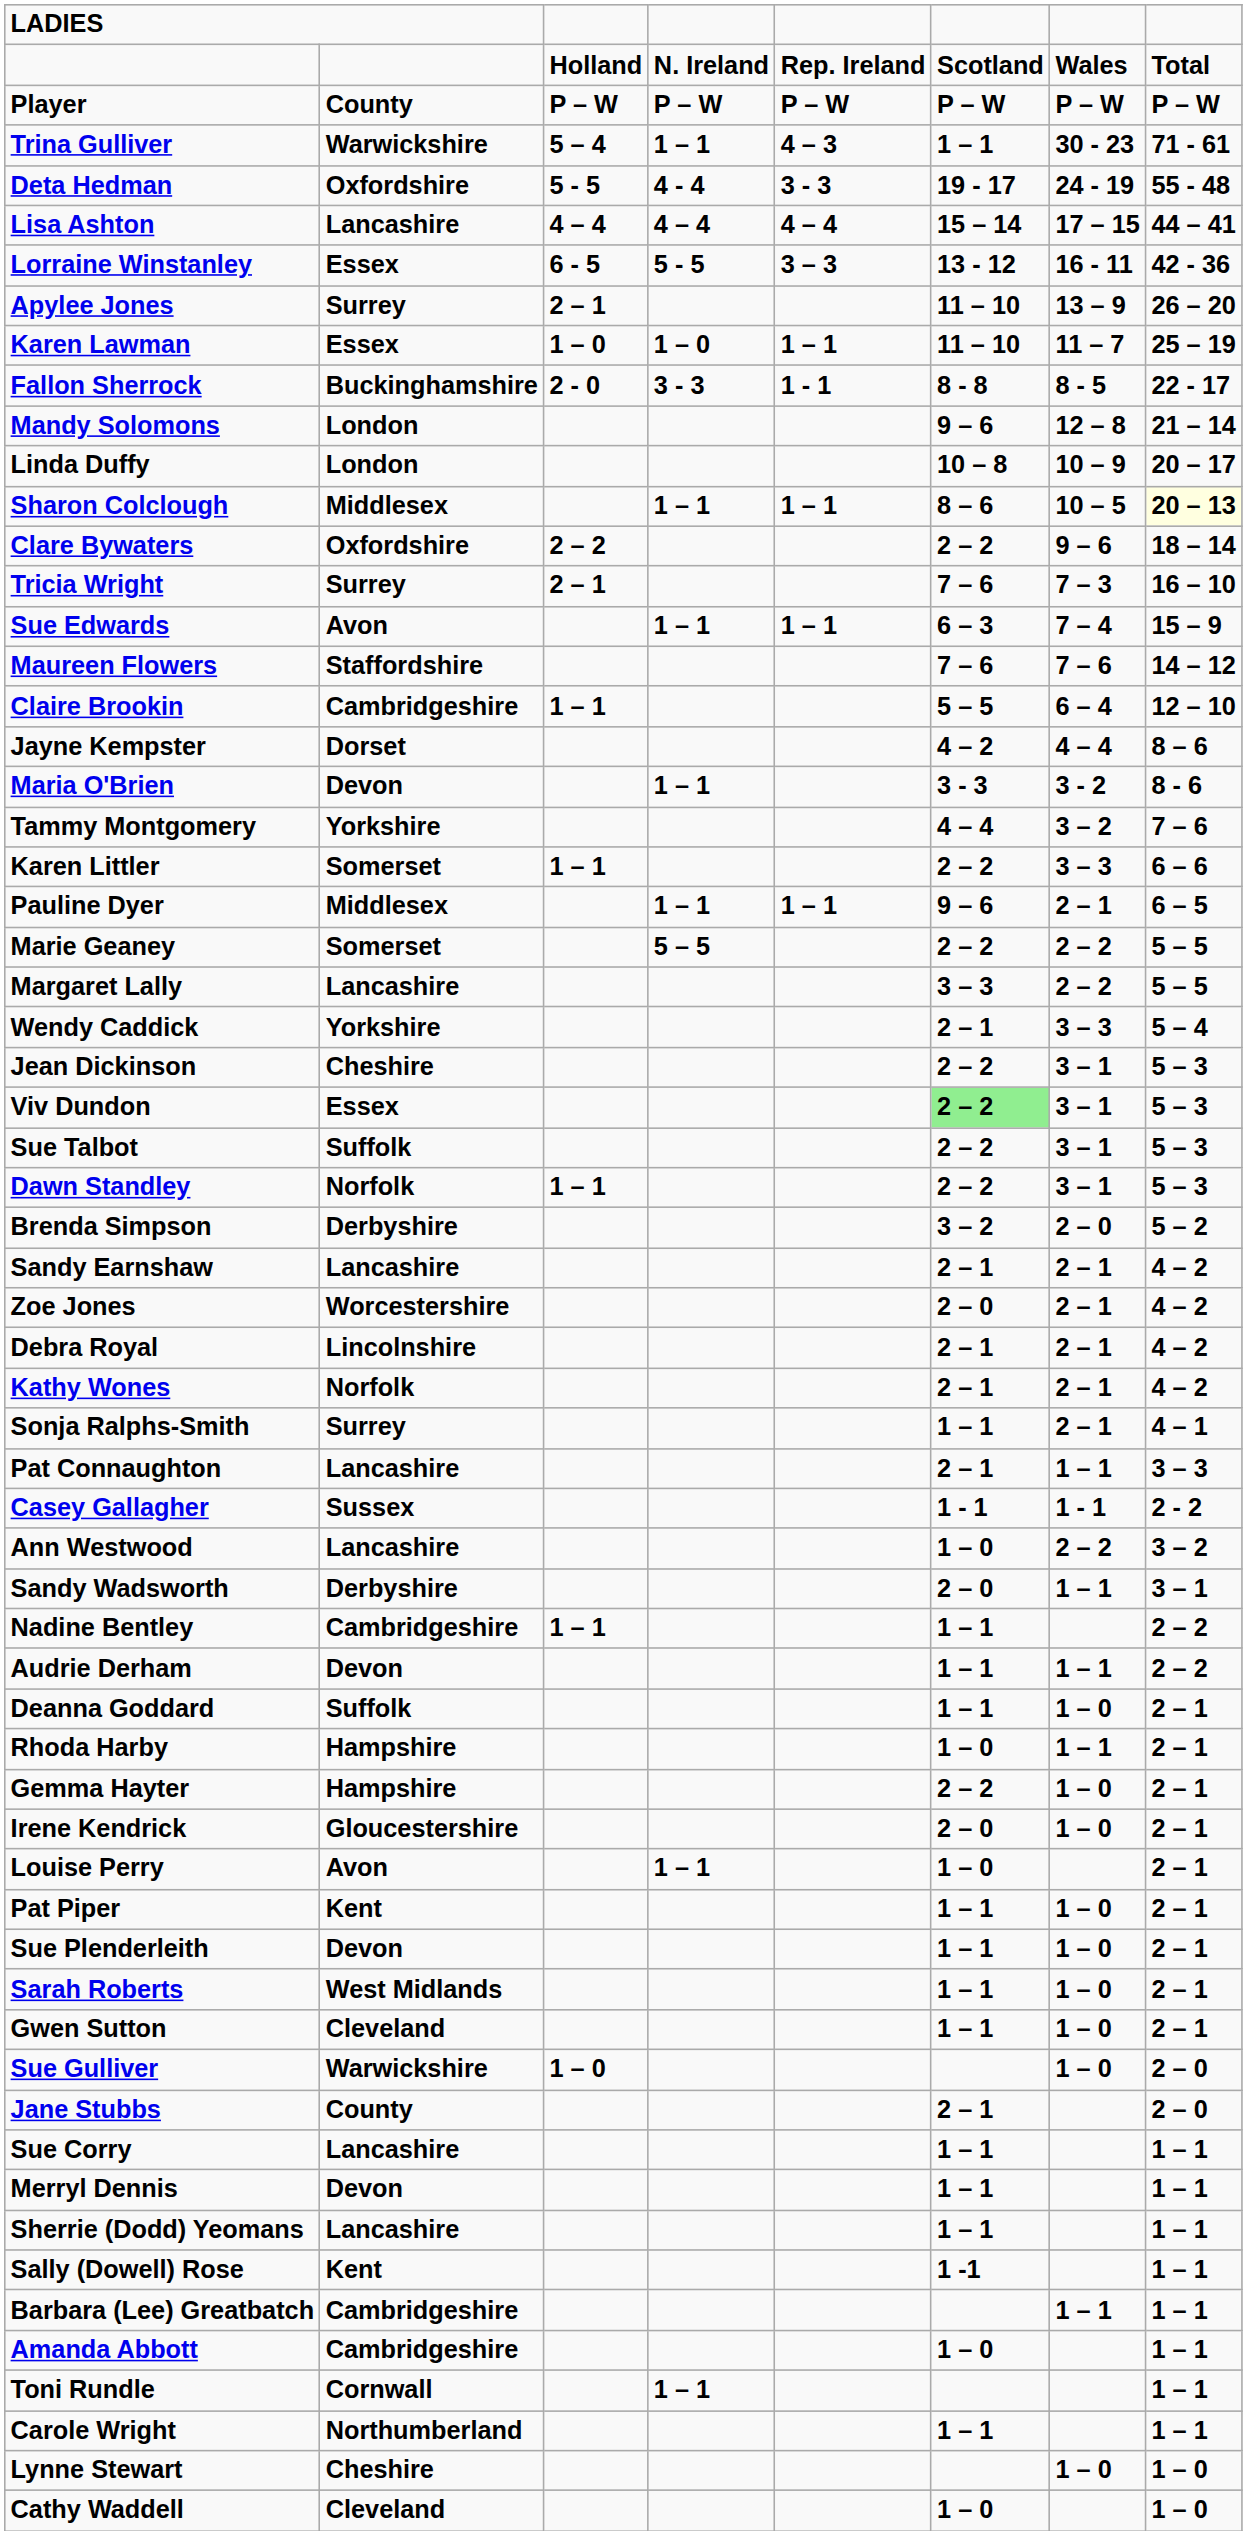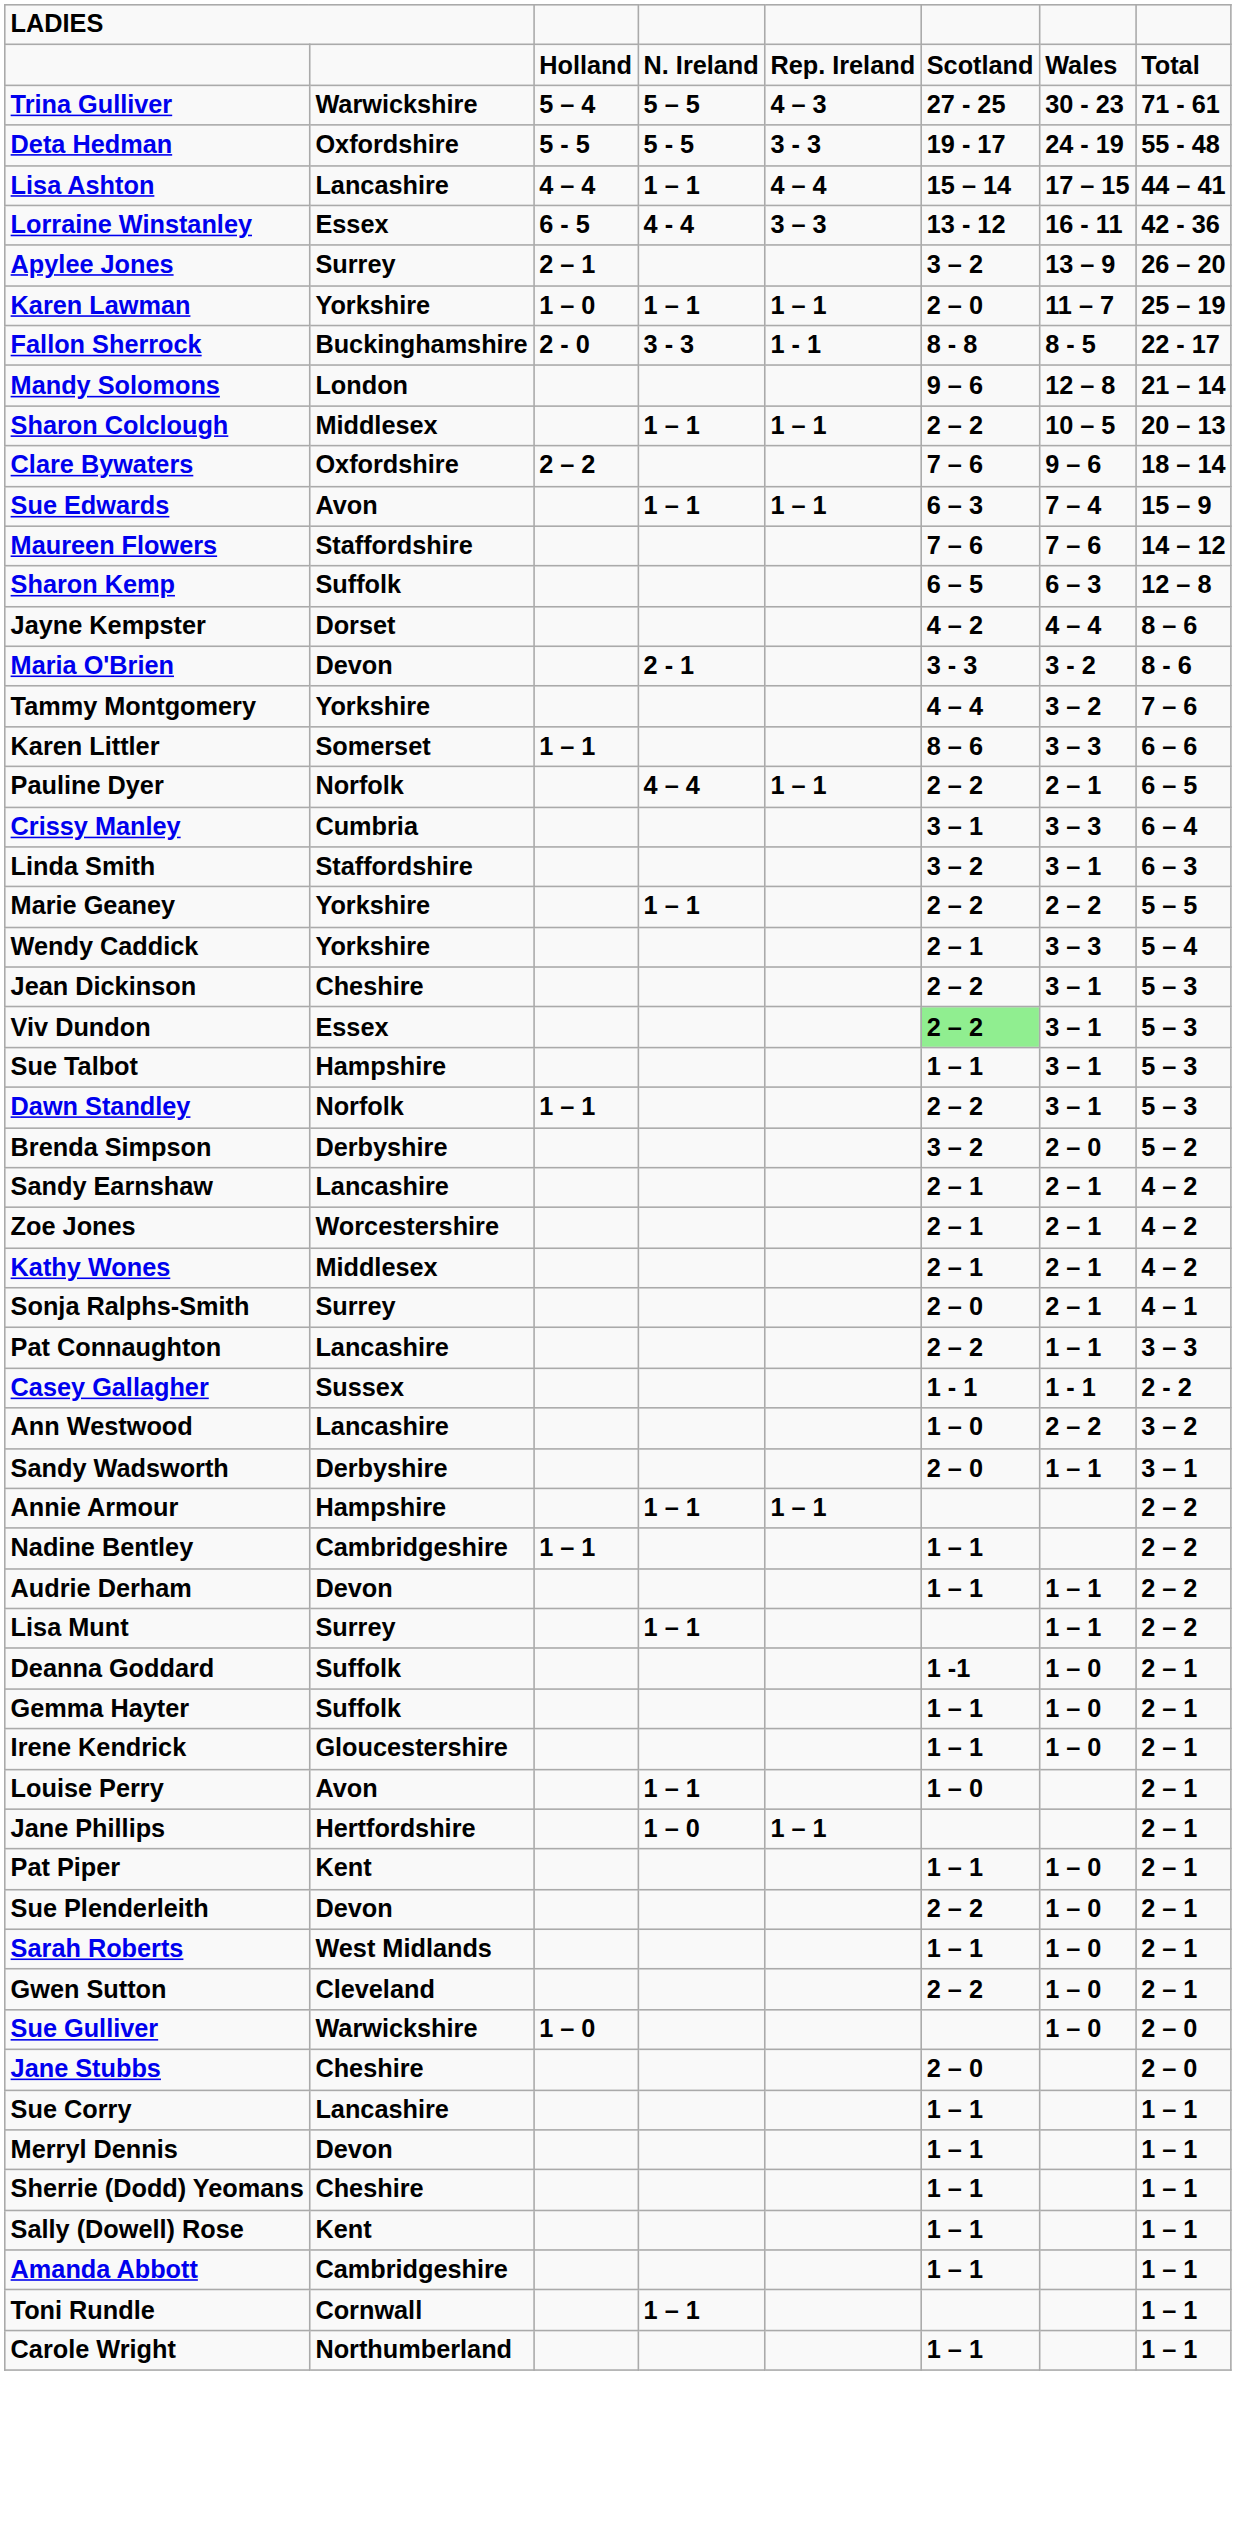- row: (49, 104)
(682, 144) 1 – 1 -> (672, 104) 5 – 5
(965, 144) 1 – 1 -> (966, 104) 27 - 25
(679, 184) 4 - 4 -> (669, 144) 5 - 5
(682, 225) 4 – 4 -> (672, 184) 1 – 1
(679, 265) 5 - 5 -> (669, 225) 4 - 4
(979, 305) 11 – 10 -> (955, 265) 3 – 2
(362, 345) Essex -> (373, 305) Yorkshire
(682, 345) 1 – 0 -> (672, 305) 1 – 1
(979, 345) 11 – 10 -> (955, 305) 2 – 0
- row: (80, 465)
(965, 505) 8 – 6 -> (955, 425) 2 – 2
(1194, 505) lightyellow background -> (1183, 425) no background
(965, 545) 2 – 2 -> (955, 465) 7 – 6
- row: (87, 585)
- row: (97, 706)
+ row: (93, 585)
(682, 786) 1 – 1 -> (669, 666) 2 - 1
(965, 866) 2 – 2 -> (955, 746) 8 – 6
(387, 906) Middlesex -> (360, 786) Norfolk
(682, 906) 1 – 1 -> (672, 786) 4 – 4
(965, 906) 9 – 6 -> (955, 786) 2 – 2
+ row: (96, 826)
+ row: (83, 866)
(383, 946) Somerset -> (373, 906) Yorkshire
(682, 946) 5 – 5 -> (672, 906) 1 – 1
- row: (96, 986)
(369, 1147) Suffolk -> (381, 1066) Hampshire
(965, 1147) 2 – 2 -> (955, 1066) 1 – 1
(965, 1307) 2 – 0 -> (955, 1227) 2 – 1
- row: (84, 1347)
(370, 1387) Norfolk -> (377, 1267) Middlesex
(965, 1427) 1 – 1 -> (955, 1307) 2 – 0
(965, 1467) 2 – 1 -> (955, 1347) 2 – 2
+ row: (94, 1507)
+ row: (70, 1628)
(965, 1708) 1 – 1 -> (949, 1668) 1 -1
- row: (89, 1748)
(391, 1788) Hampshire -> (358, 1708) Suffolk
(965, 1788) 2 – 2 -> (955, 1708) 1 – 1
(965, 1828) 2 – 0 -> (955, 1748) 1 – 1
+ row: (88, 1828)
(965, 1948) 1 – 1 -> (955, 1908) 2 – 2
(965, 2029) 1 – 1 -> (955, 1989) 2 – 2
(369, 2109) County -> (369, 2069) Cheshire
(965, 2109) 2 – 1 -> (955, 2069) 2 – 0
(392, 2229) Lancashire -> (369, 2189) Cheshire
(959, 2269) 1 -1 -> (955, 2229) 1 – 1
- row: (162, 2309)
(965, 2349) 1 – 0 -> (955, 2269) 1 – 1
- row: (97, 2470)
- row: (97, 2510)
